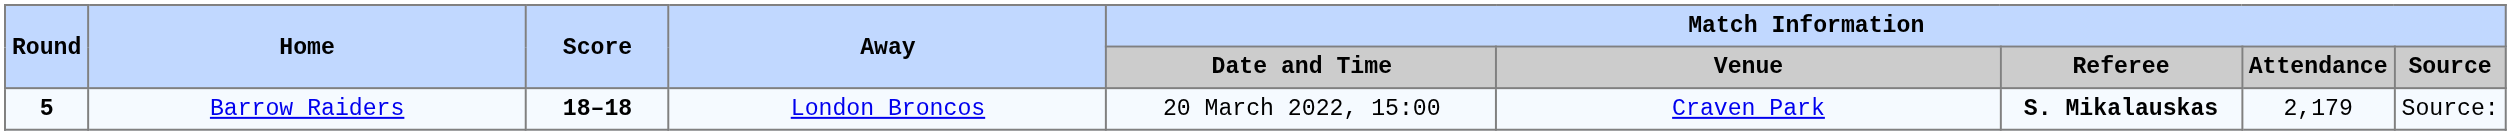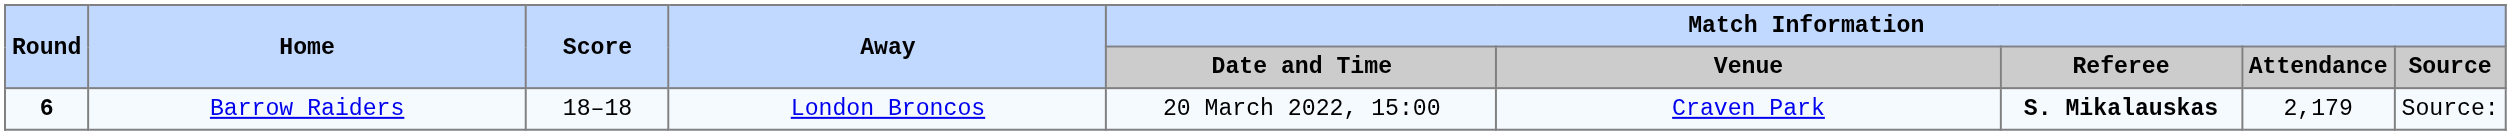(47, 109) 5 -> (47, 109) 6
(598, 109) bold -> (598, 109) normal
